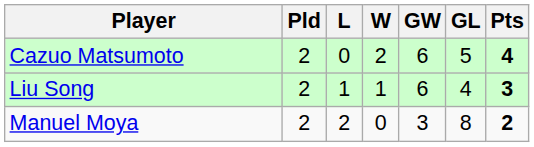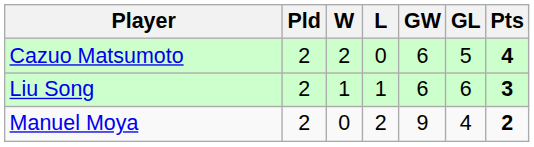columns swapped: (381, 21) <-> (344, 21)
(466, 89) 4 -> (466, 89) 6
(423, 123) 3 -> (423, 123) 9
(466, 123) 8 -> (466, 123) 4
